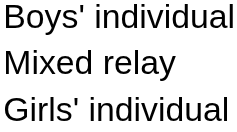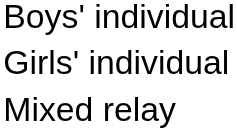rows swapped: (116, 109) <-> (90, 63)
